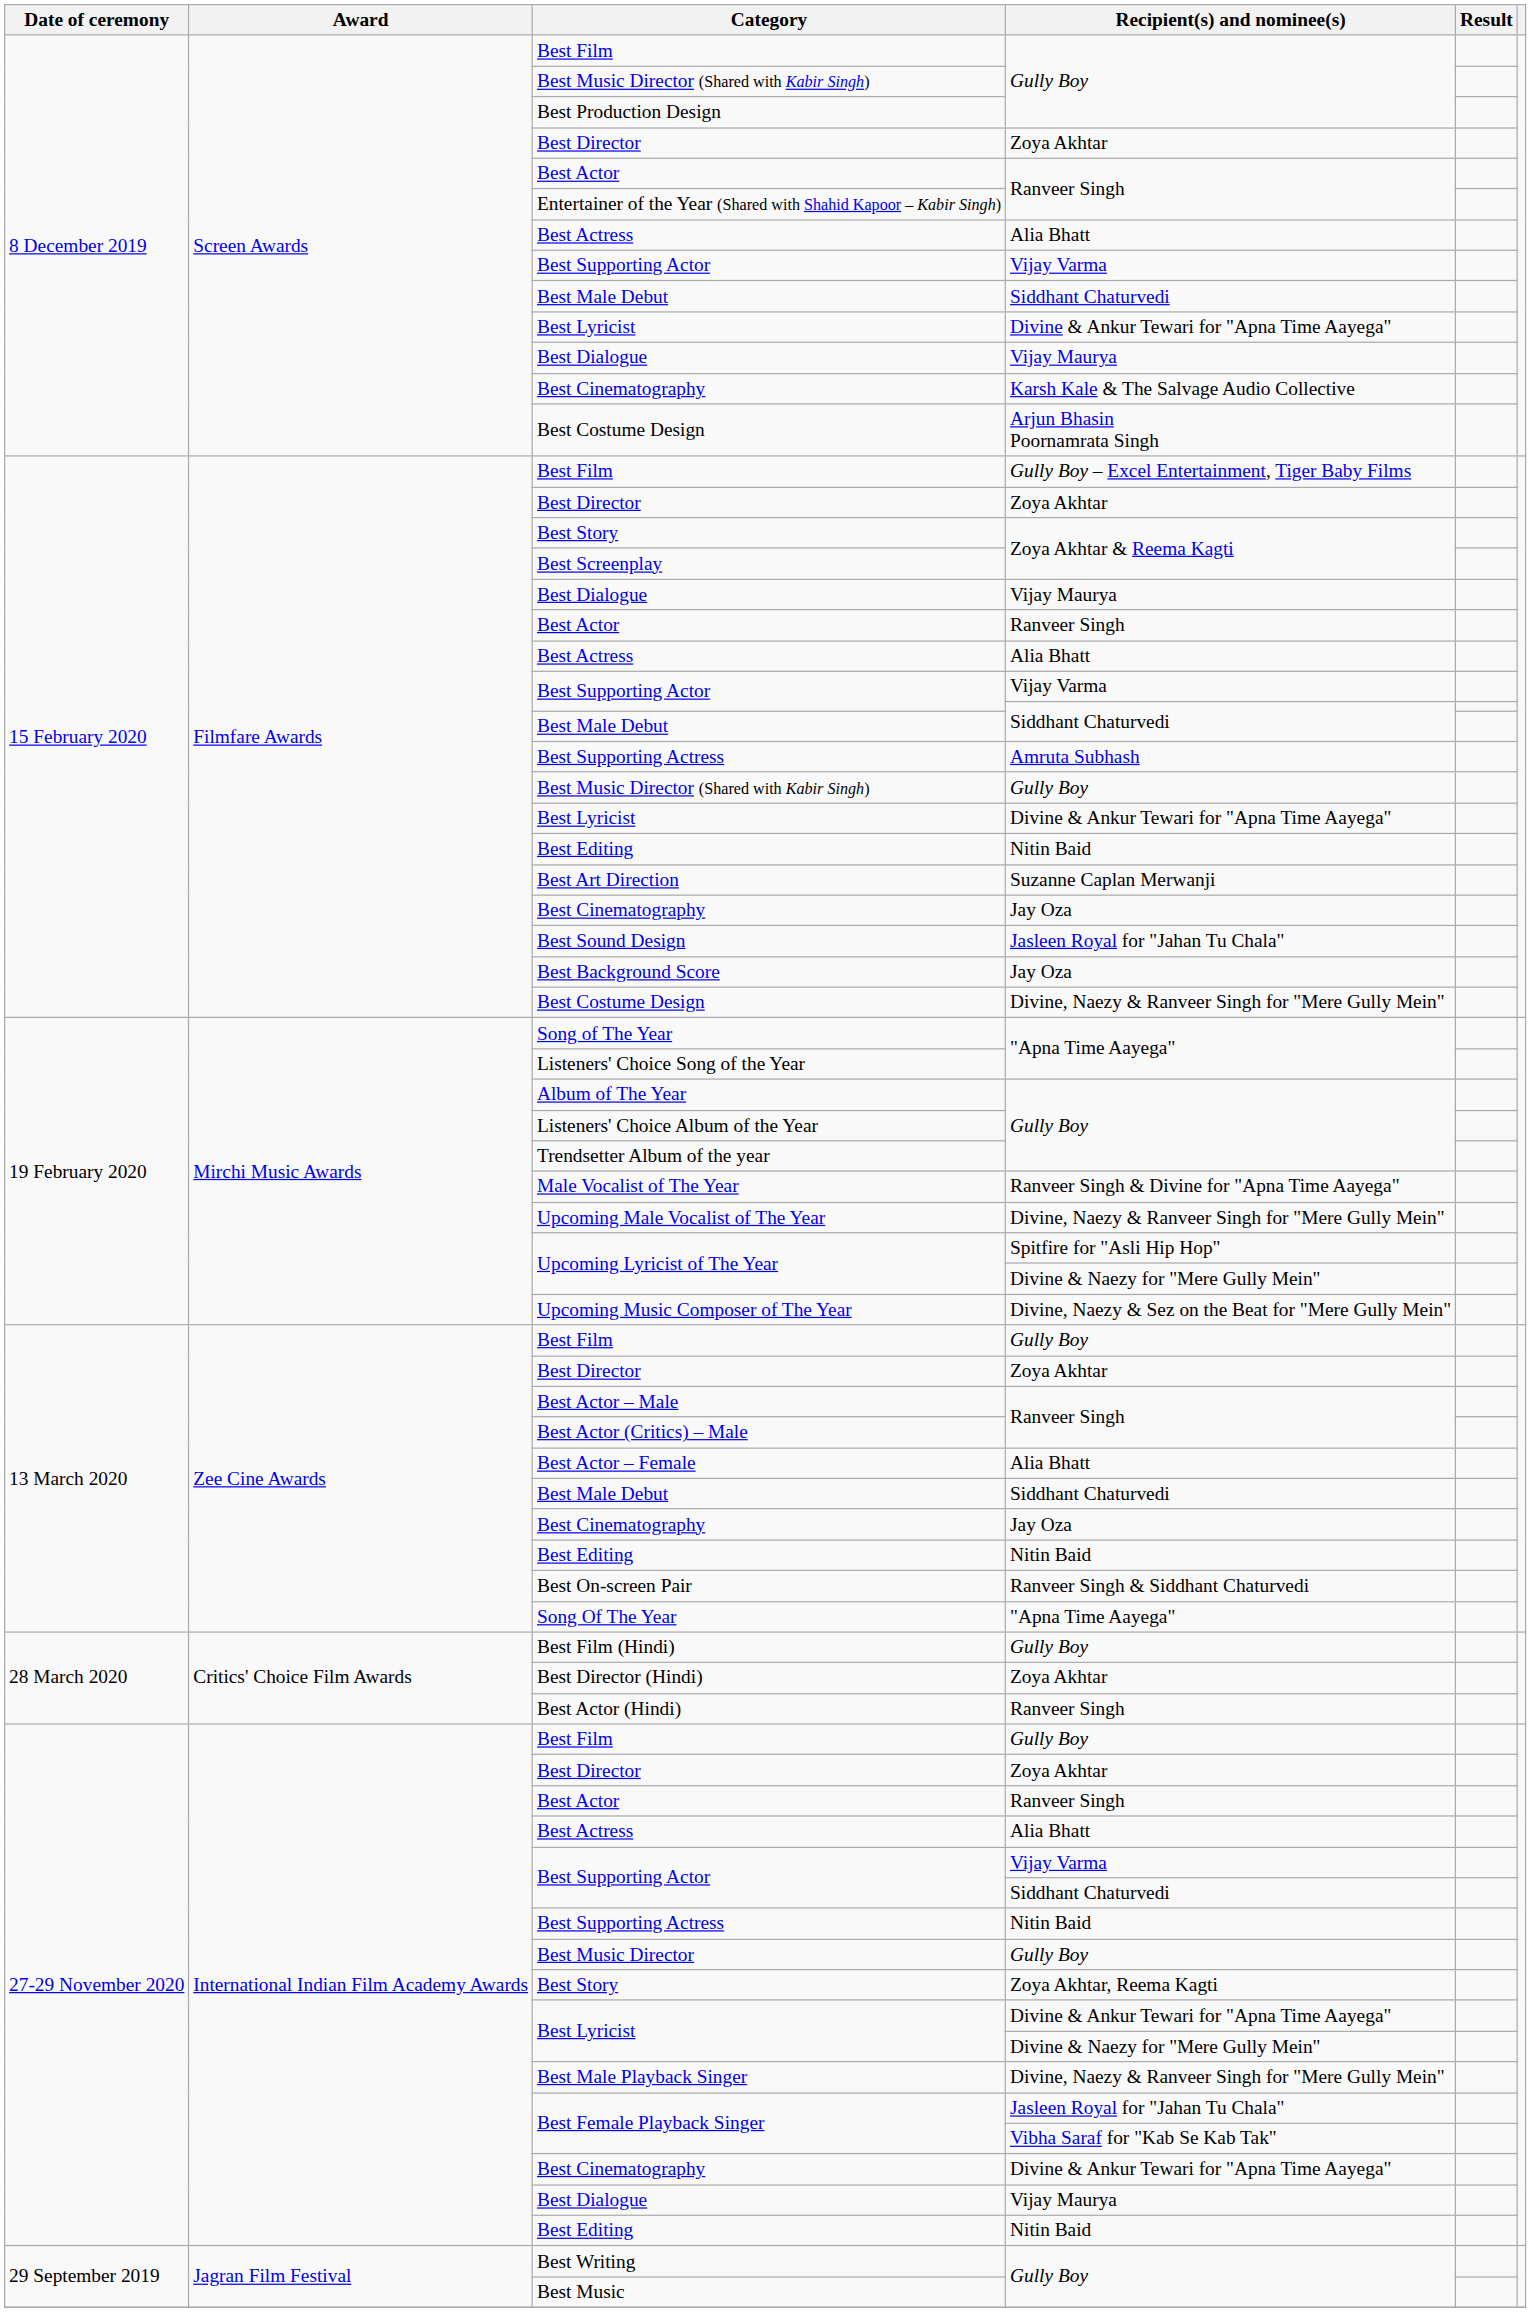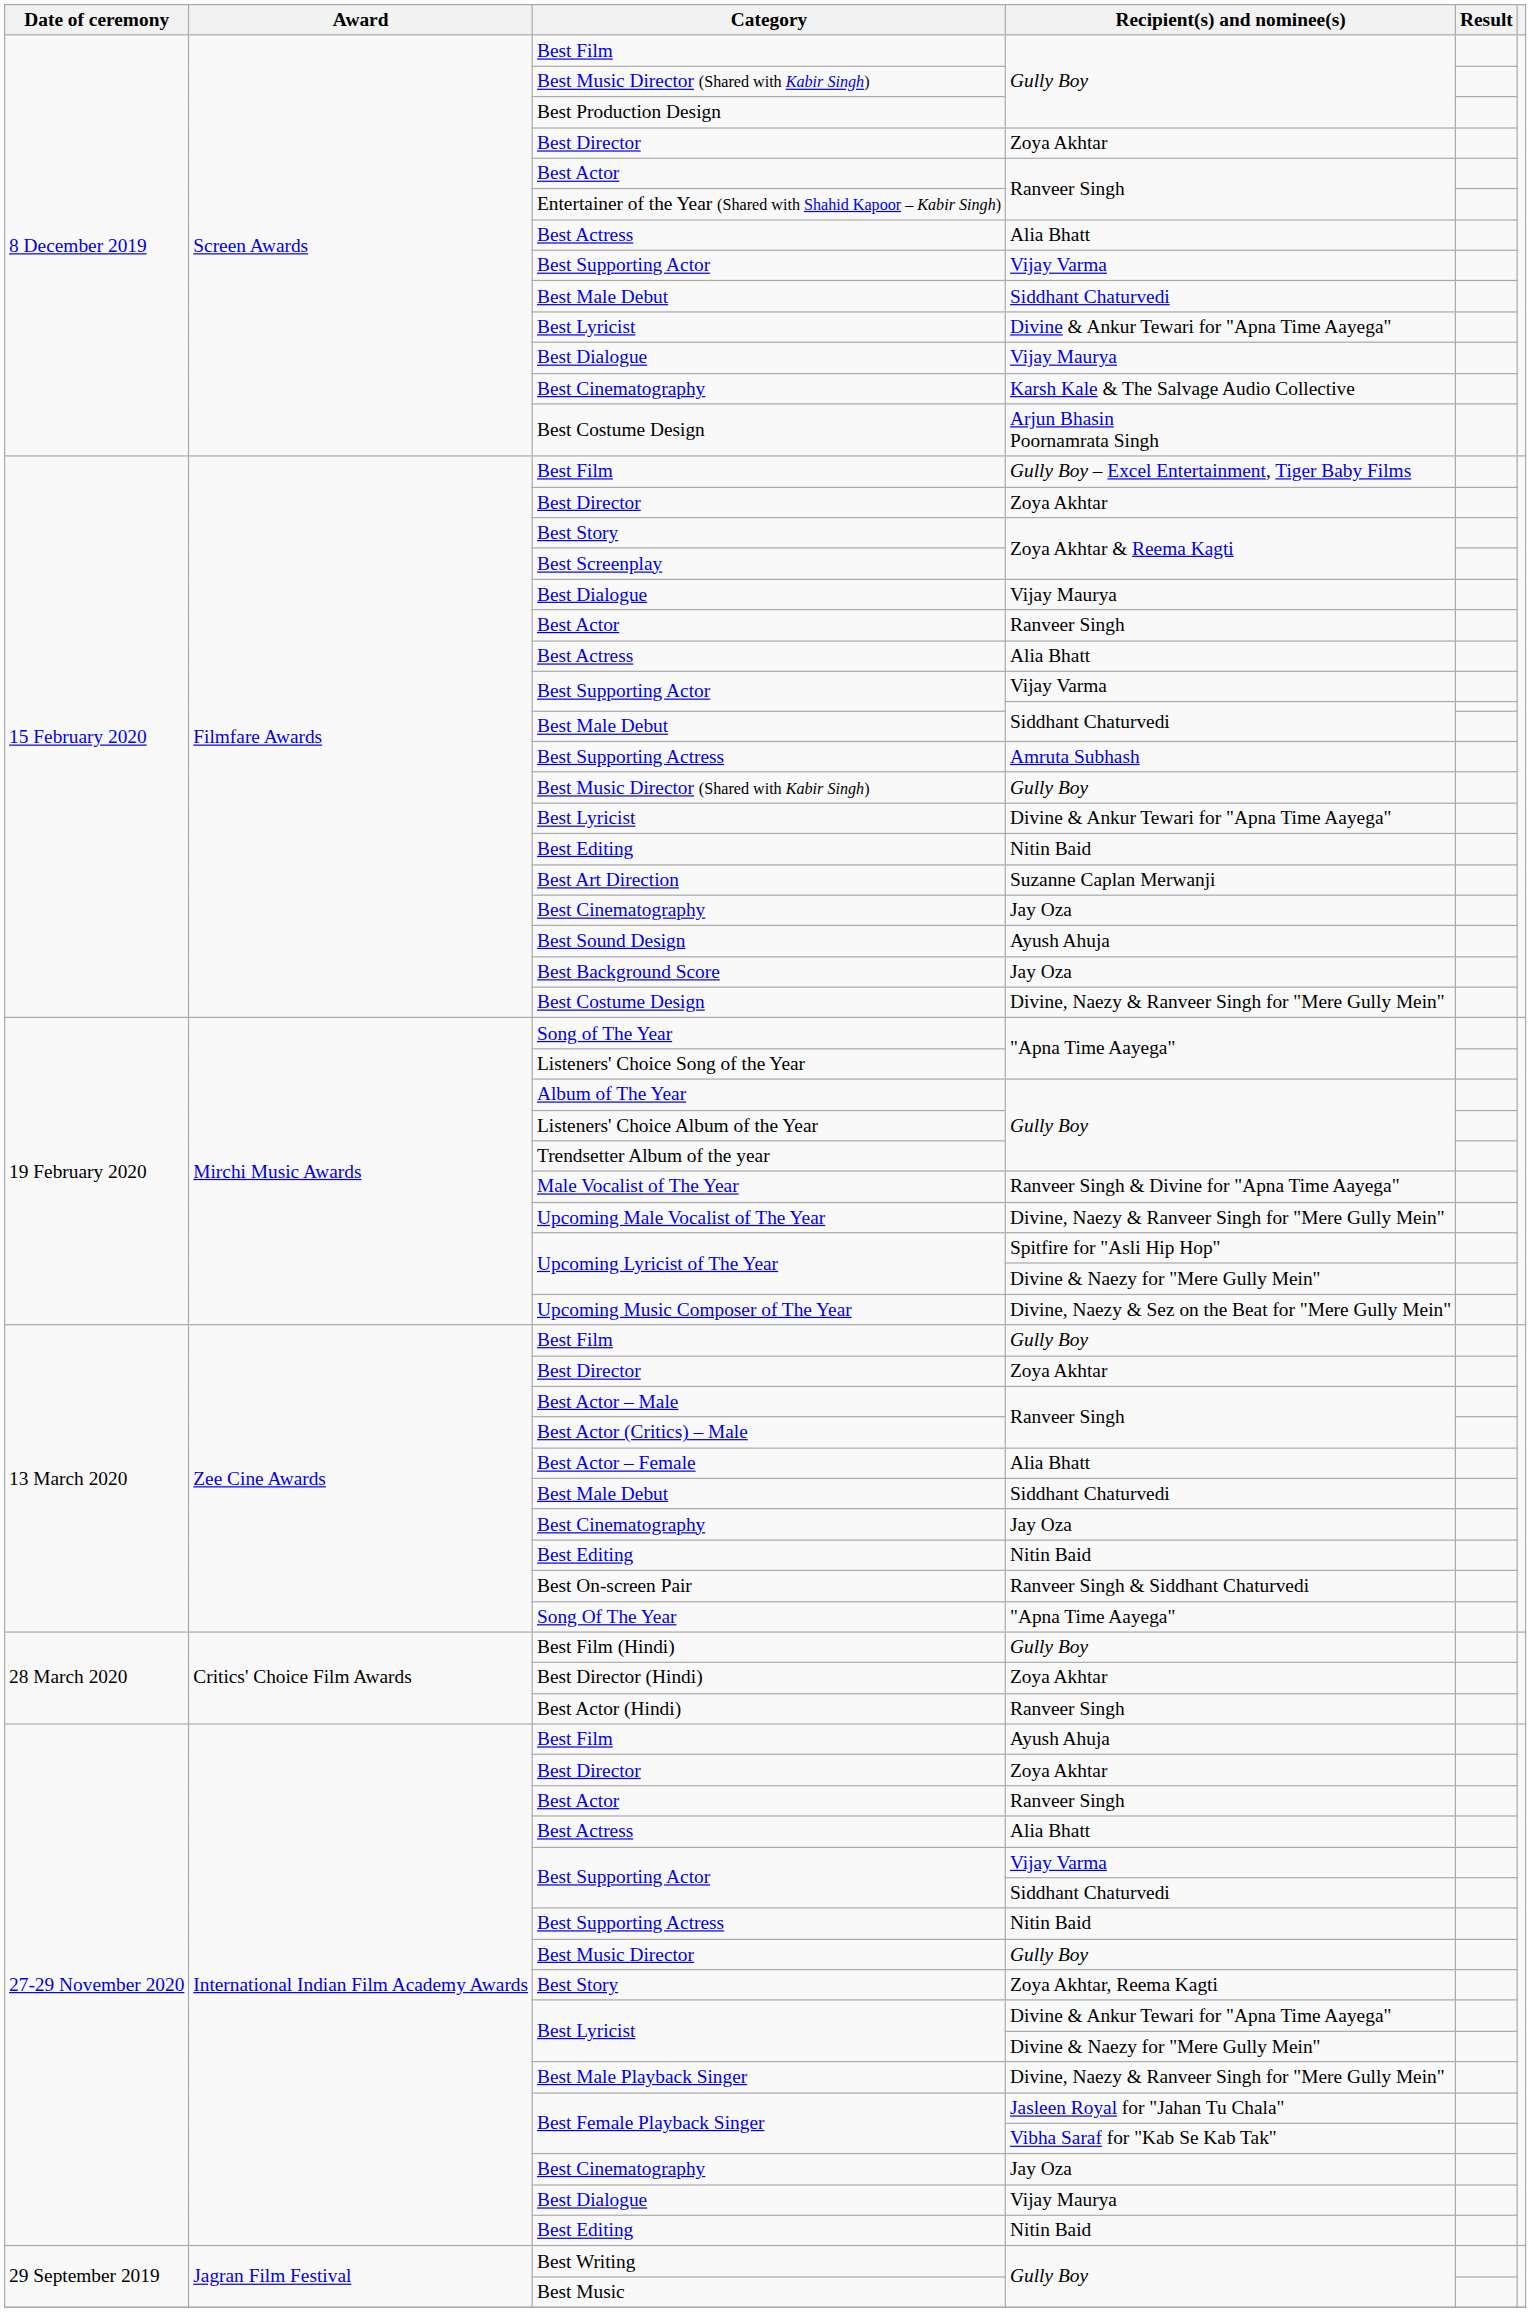(1147, 940) Jasleen Royal for "Jahan Tu Chala" -> (1060, 940) Ayush Ahuja
(1049, 1739) Gully Boy -> (1060, 1739) Ayush Ahuja
(1201, 2169) Divine & Ankur Tewari for "Apna Time Aayega" -> (1041, 2169) Jay Oza
